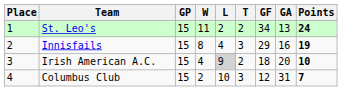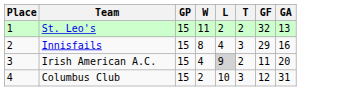- column: (316, 13)
(264, 29) 34 -> (264, 29) 32
(264, 61) 18 -> (264, 61) 11
